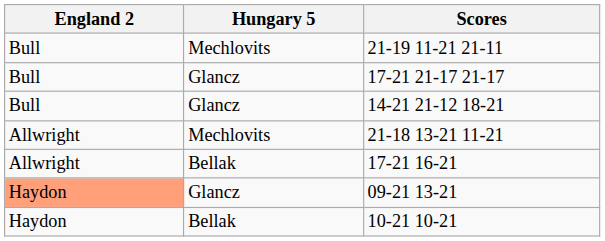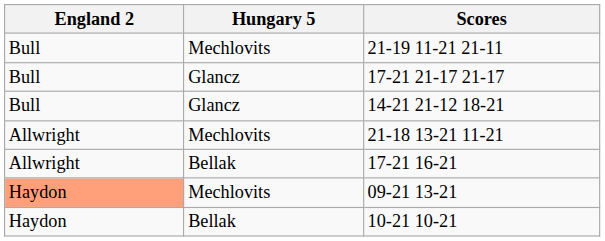(214, 192) Glancz -> (229, 192) Mechlovits
